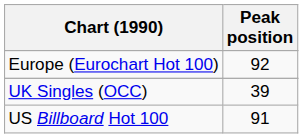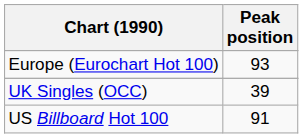(260, 64) 92 -> (260, 64) 93
